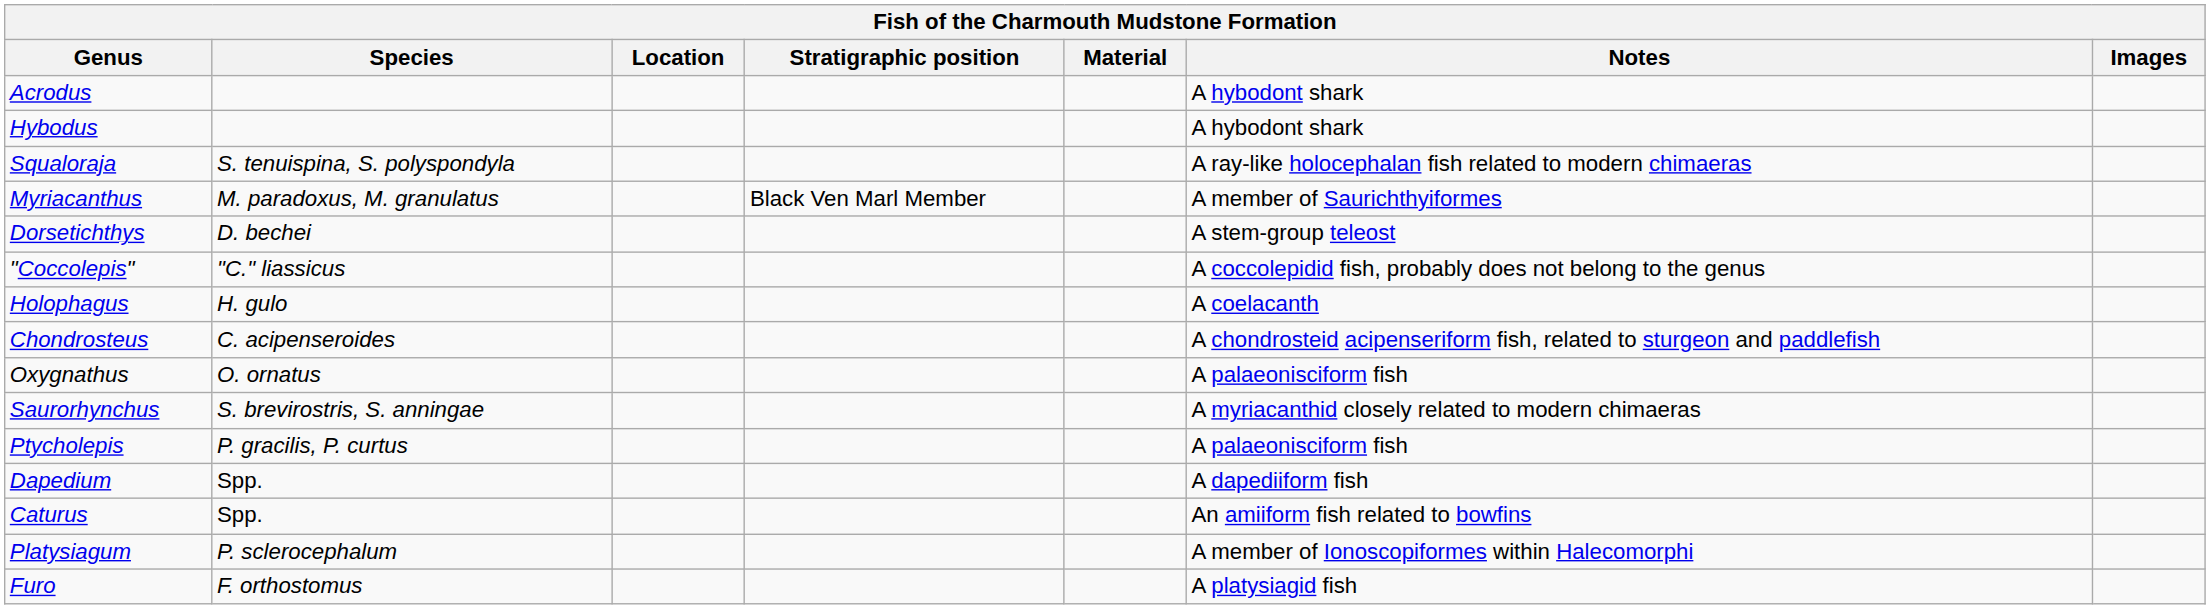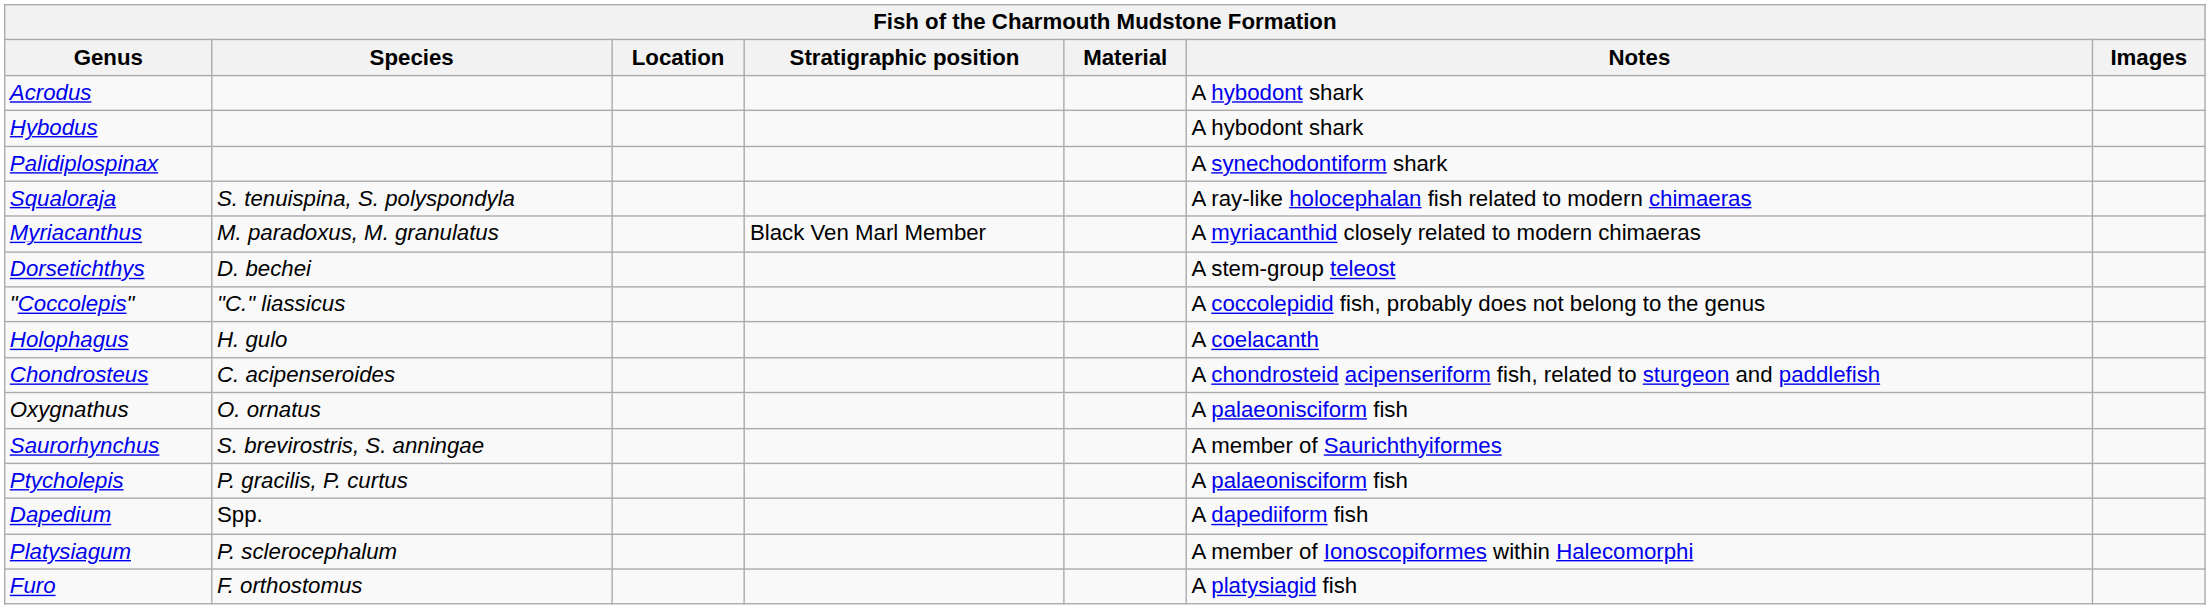+ row: (84, 163)
(1347, 198) A member of Saurichthyiformes -> (1446, 233) A myriacanthid closely related to modern chimaeras
(1446, 410) A myriacanthid closely related to modern chimaeras -> (1347, 445) A member of Saurichthyiformes
- row: (49, 515)
